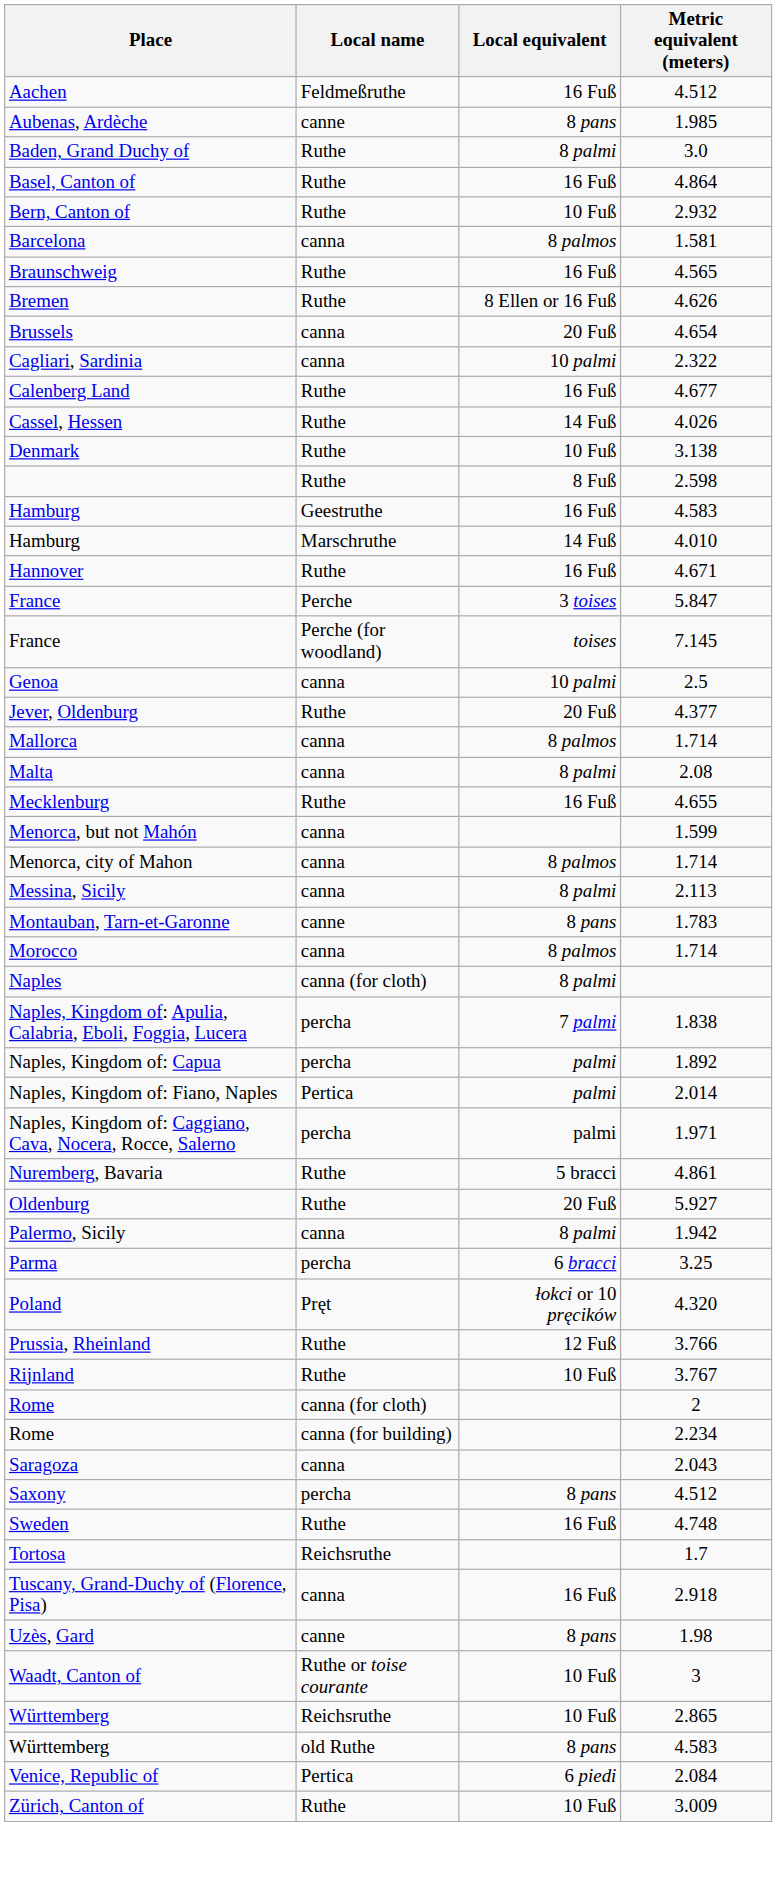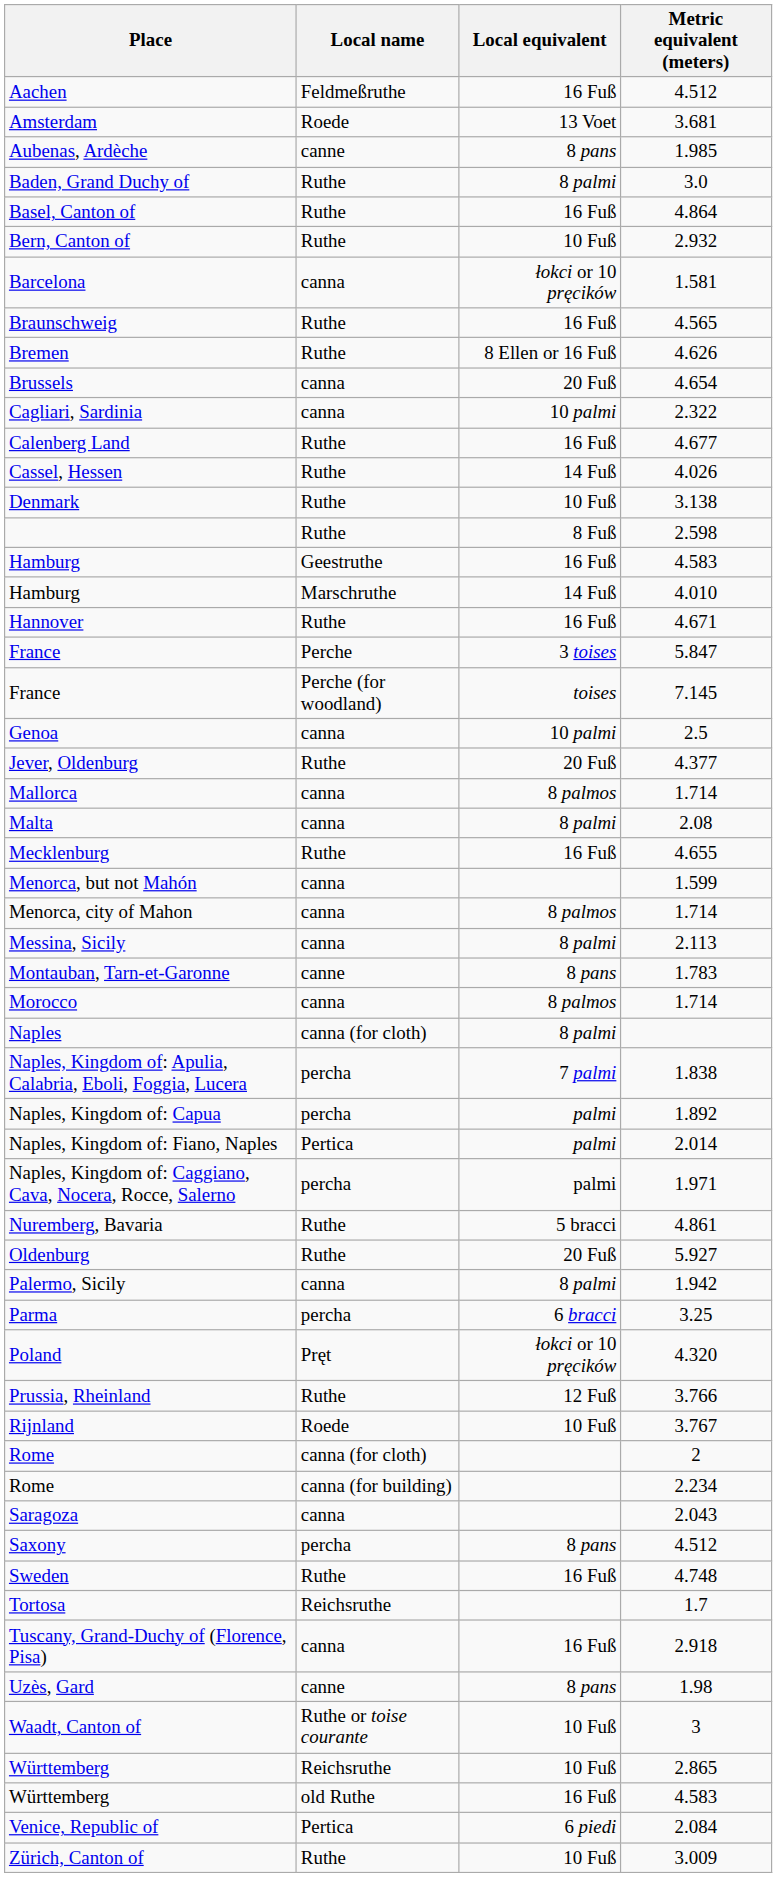+ row: (53, 121)
(582, 241) 8 palmos -> (576, 282) łokci or 10 pręcików
(323, 1374) Ruthe -> (325, 1425) Roede
(591, 1746) 8 pans -> (590, 1797) 16 Fuß
